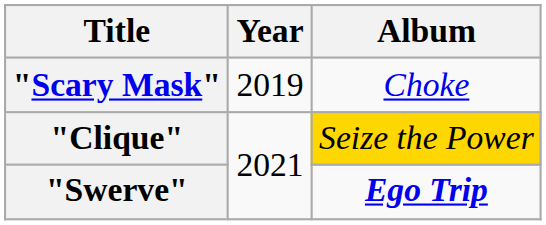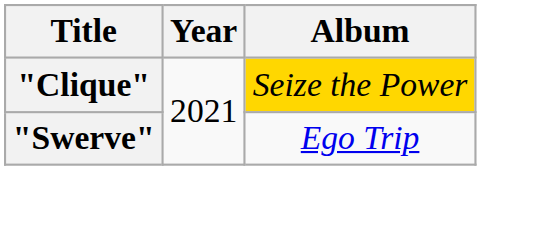- row: (117, 84)
(426, 191) bold -> (360, 137) normal
